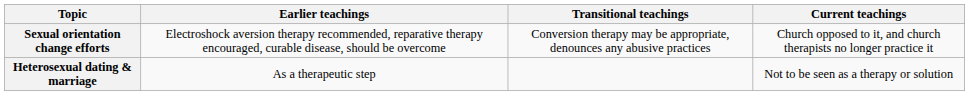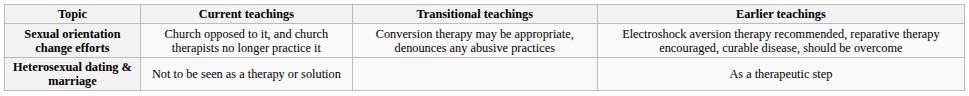columns swapped: (324, 14) <-> (859, 14)
